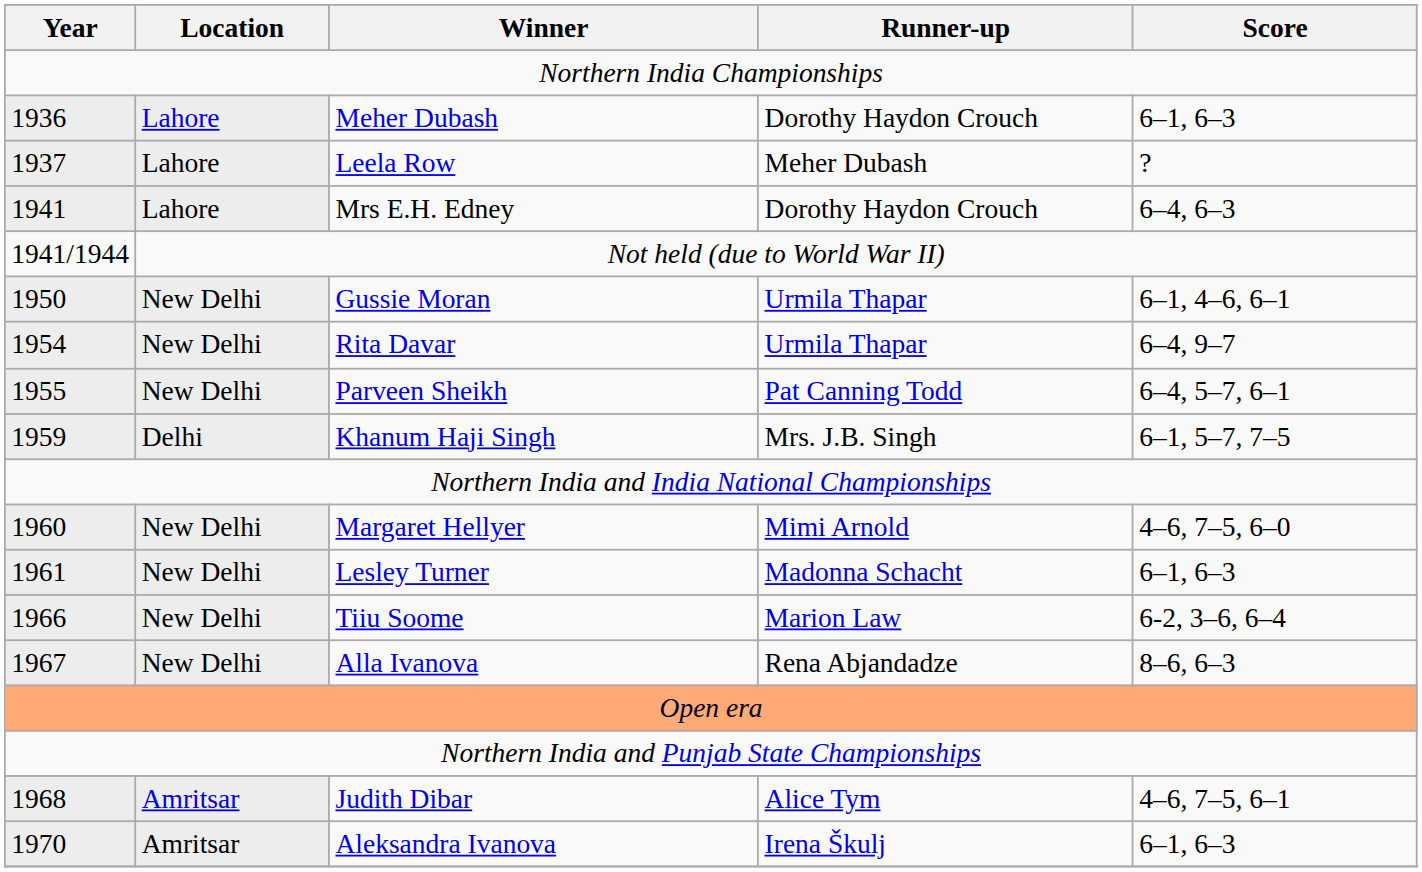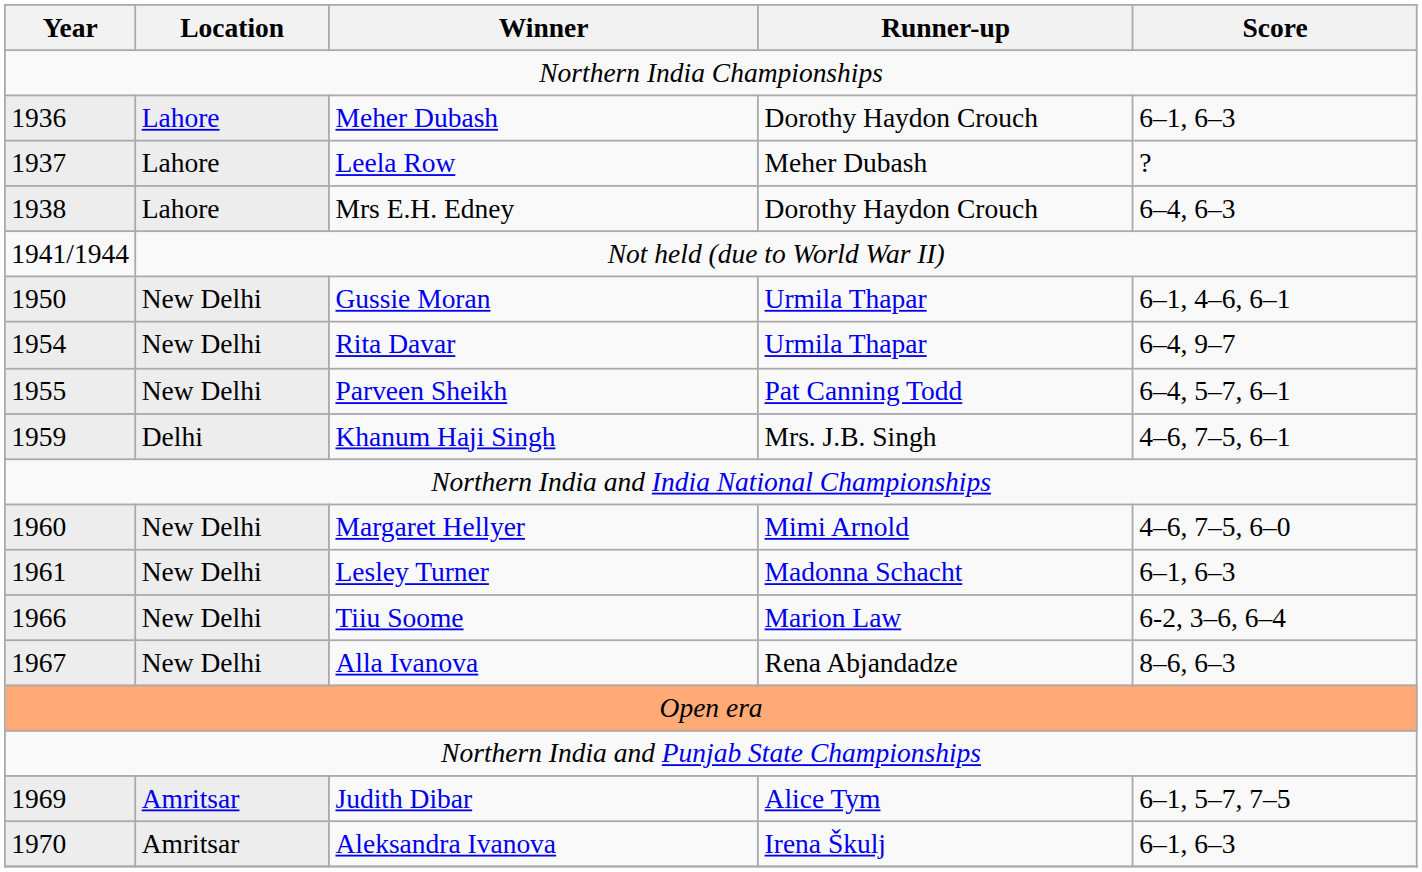(39, 208) 1941 -> (39, 208) 1938
(1215, 435) 6–1, 5–7, 7–5 -> (1215, 435) 4–6, 7–5, 6–1
(39, 798) 1968 -> (39, 798) 1969
(1215, 798) 4–6, 7–5, 6–1 -> (1215, 798) 6–1, 5–7, 7–5
